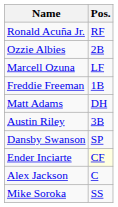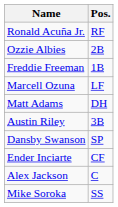rows swapped: (46, 85) <-> (41, 67)
(98, 157) lightyellow background -> (98, 157) no background
